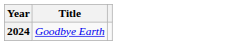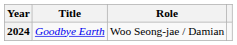+ column: (167, 13)
